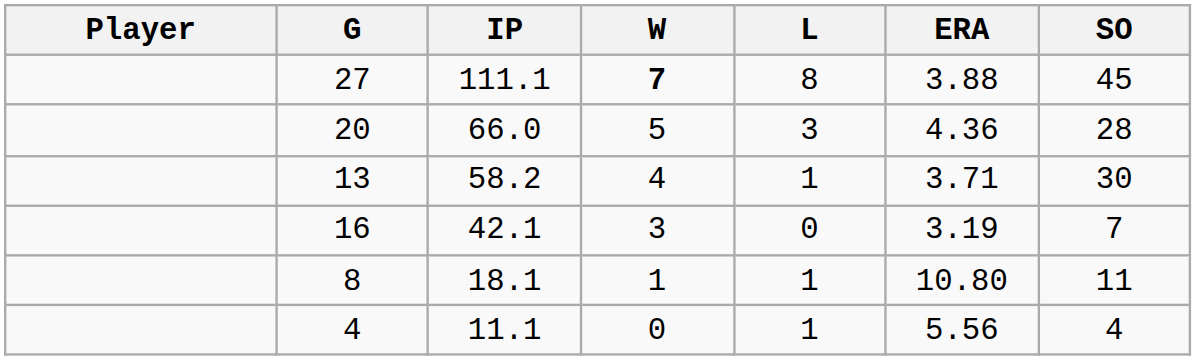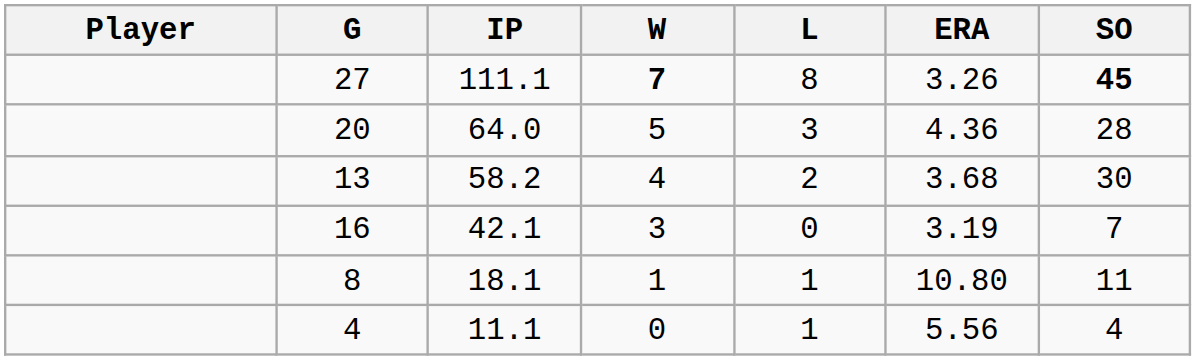(962, 80) 3.88 -> (962, 80) 3.26
(1114, 80) normal -> (1114, 80) bold
(505, 130) 66.0 -> (505, 130) 64.0
(809, 180) 1 -> (809, 180) 2
(962, 180) 3.71 -> (962, 180) 3.68
